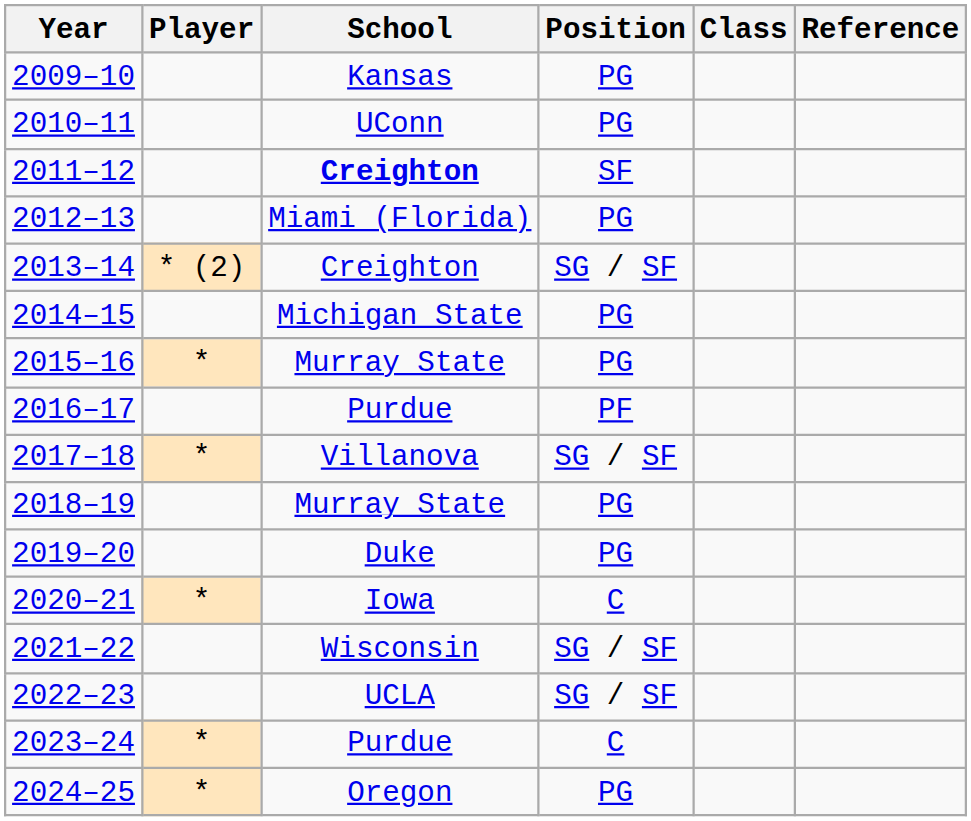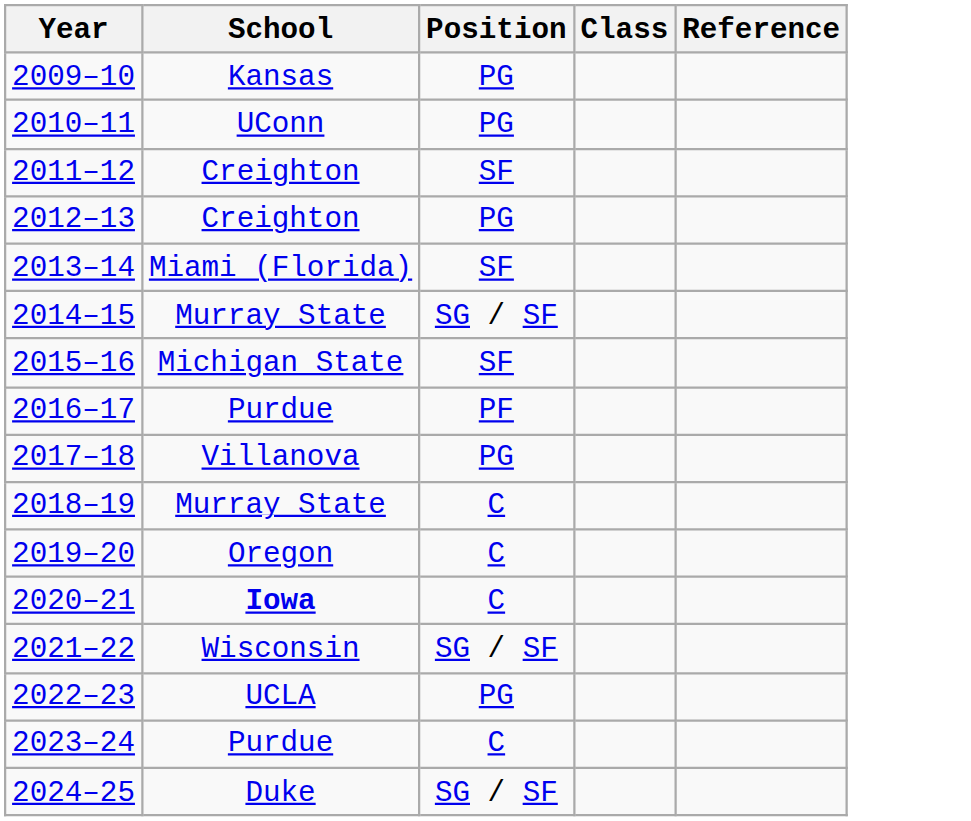- column: (202, 29)
(400, 172) bold -> (281, 172) normal
(400, 220) Miami (Florida) -> (281, 220) Creighton
(400, 267) Creighton -> (281, 267) Miami (Florida)
(616, 267) SG / SF -> (496, 267) SF
(400, 315) Michigan State -> (281, 315) Murray State
(616, 315) PG -> (496, 315) SG / SF
(400, 363) Murray State -> (281, 363) Michigan State
(616, 363) PG -> (496, 363) SF
(616, 458) SG / SF -> (496, 458) PG
(616, 506) PG -> (496, 506) C
(400, 553) Duke -> (281, 553) Oregon
(616, 553) PG -> (496, 553) C
(400, 601) normal -> (281, 601) bold
(616, 696) SG / SF -> (496, 696) PG
(400, 792) Oregon -> (281, 792) Duke
(616, 792) PG -> (496, 792) SG / SF
